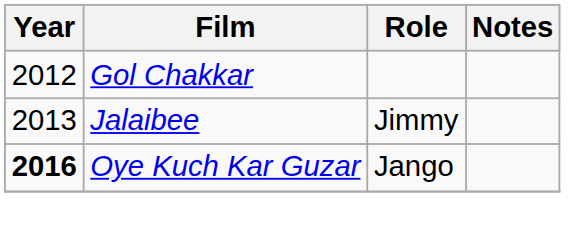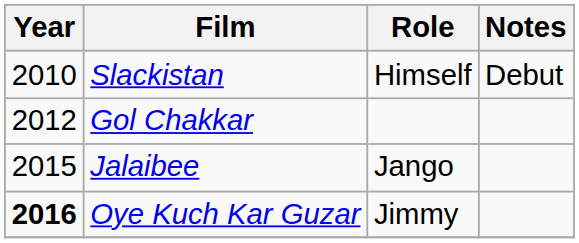+ row: (157, 74)
(44, 120) 2013 -> (44, 167) 2015
(416, 120) Jimmy -> (414, 167) Jango
(414, 167) Jango -> (416, 213) Jimmy
